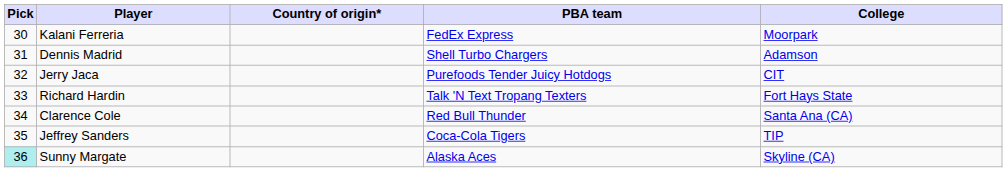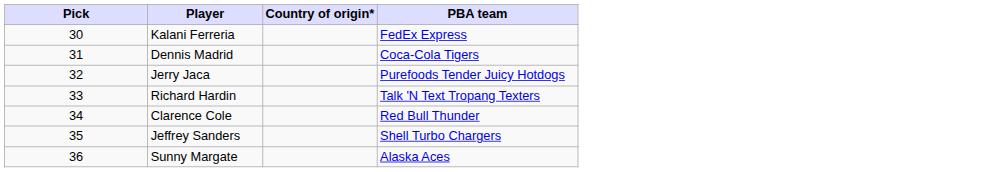- column: (881, 14)
(487, 55) Shell Turbo Chargers -> (430, 55) Coca-Cola Tigers
(476, 136) Coca-Cola Tigers -> (441, 136) Shell Turbo Chargers
(21, 156) paleturquoise background -> (76, 156) no background
